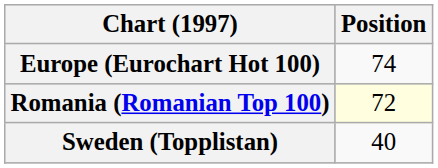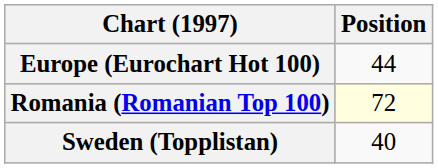(384, 63) 74 -> (384, 63) 44
